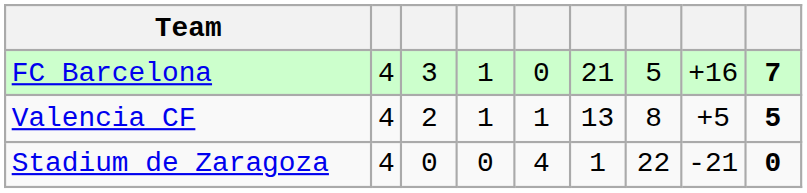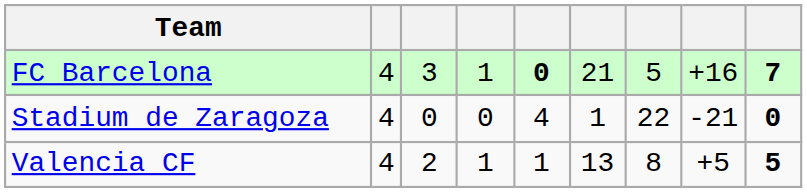(541, 73) normal -> (541, 73) bold
rows swapped: (104, 118) <-> (170, 164)
